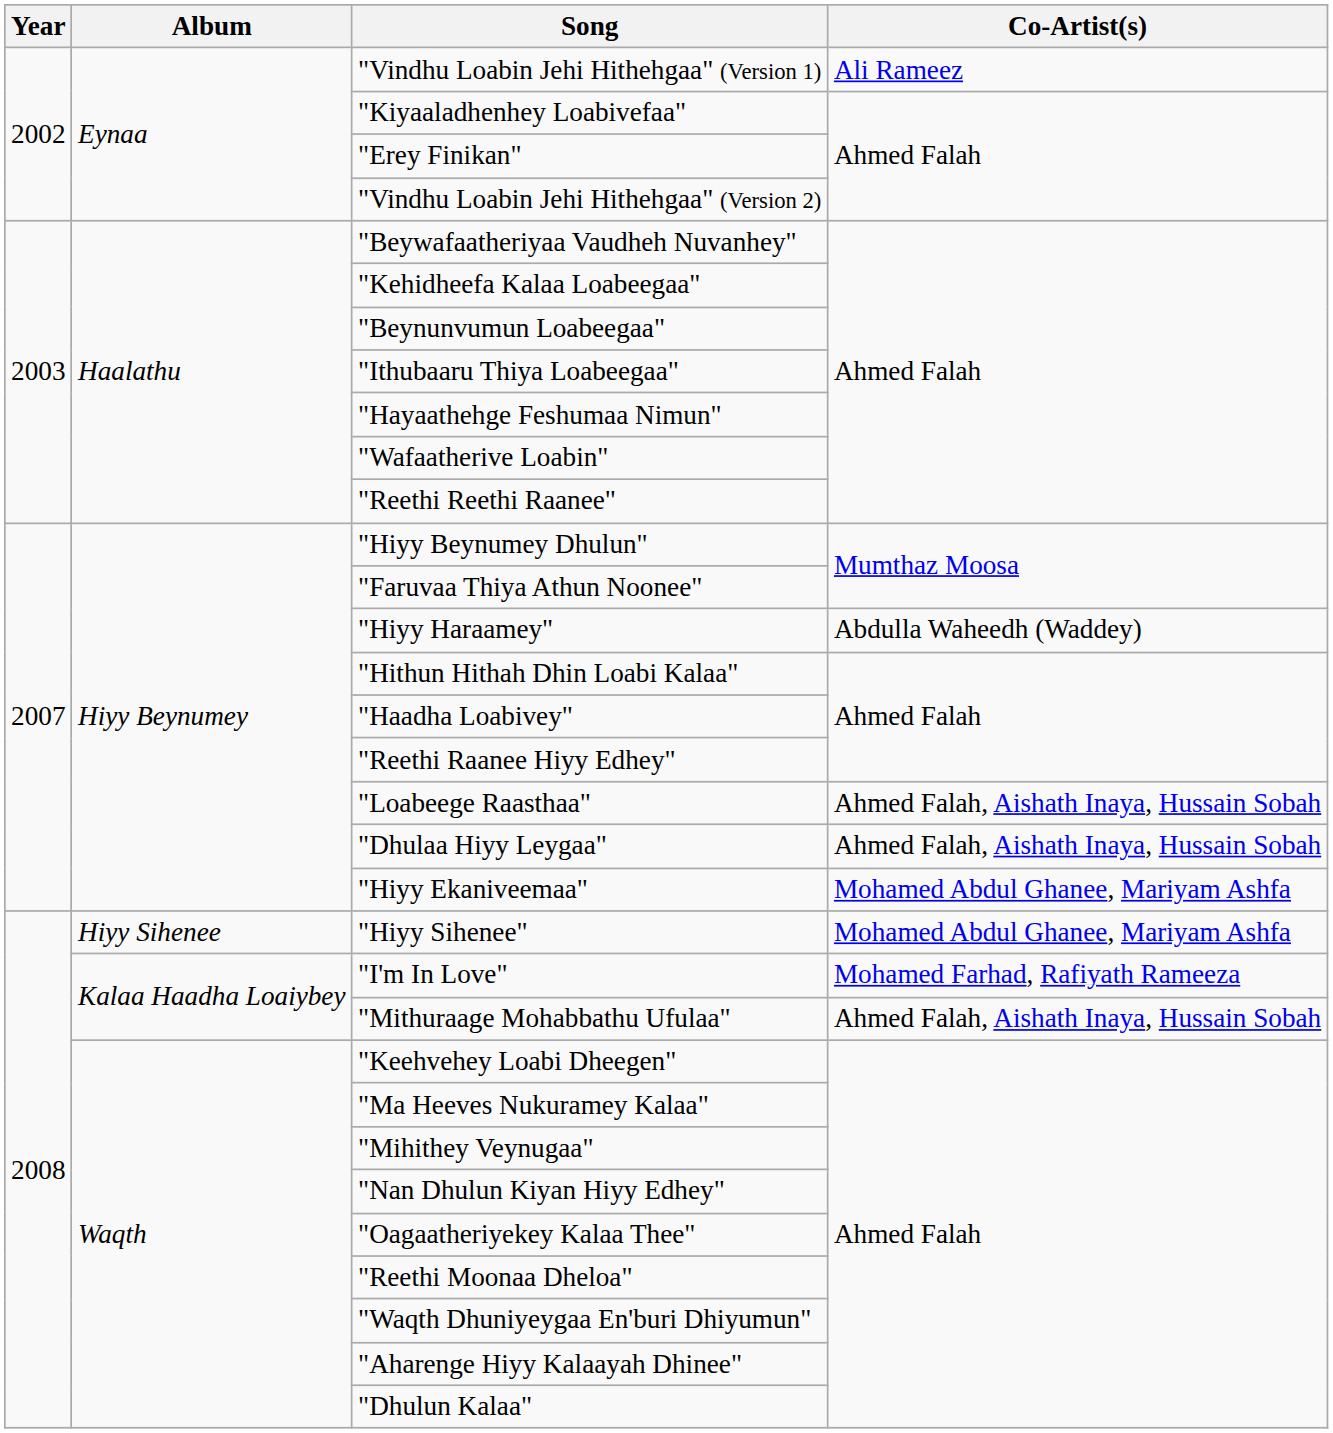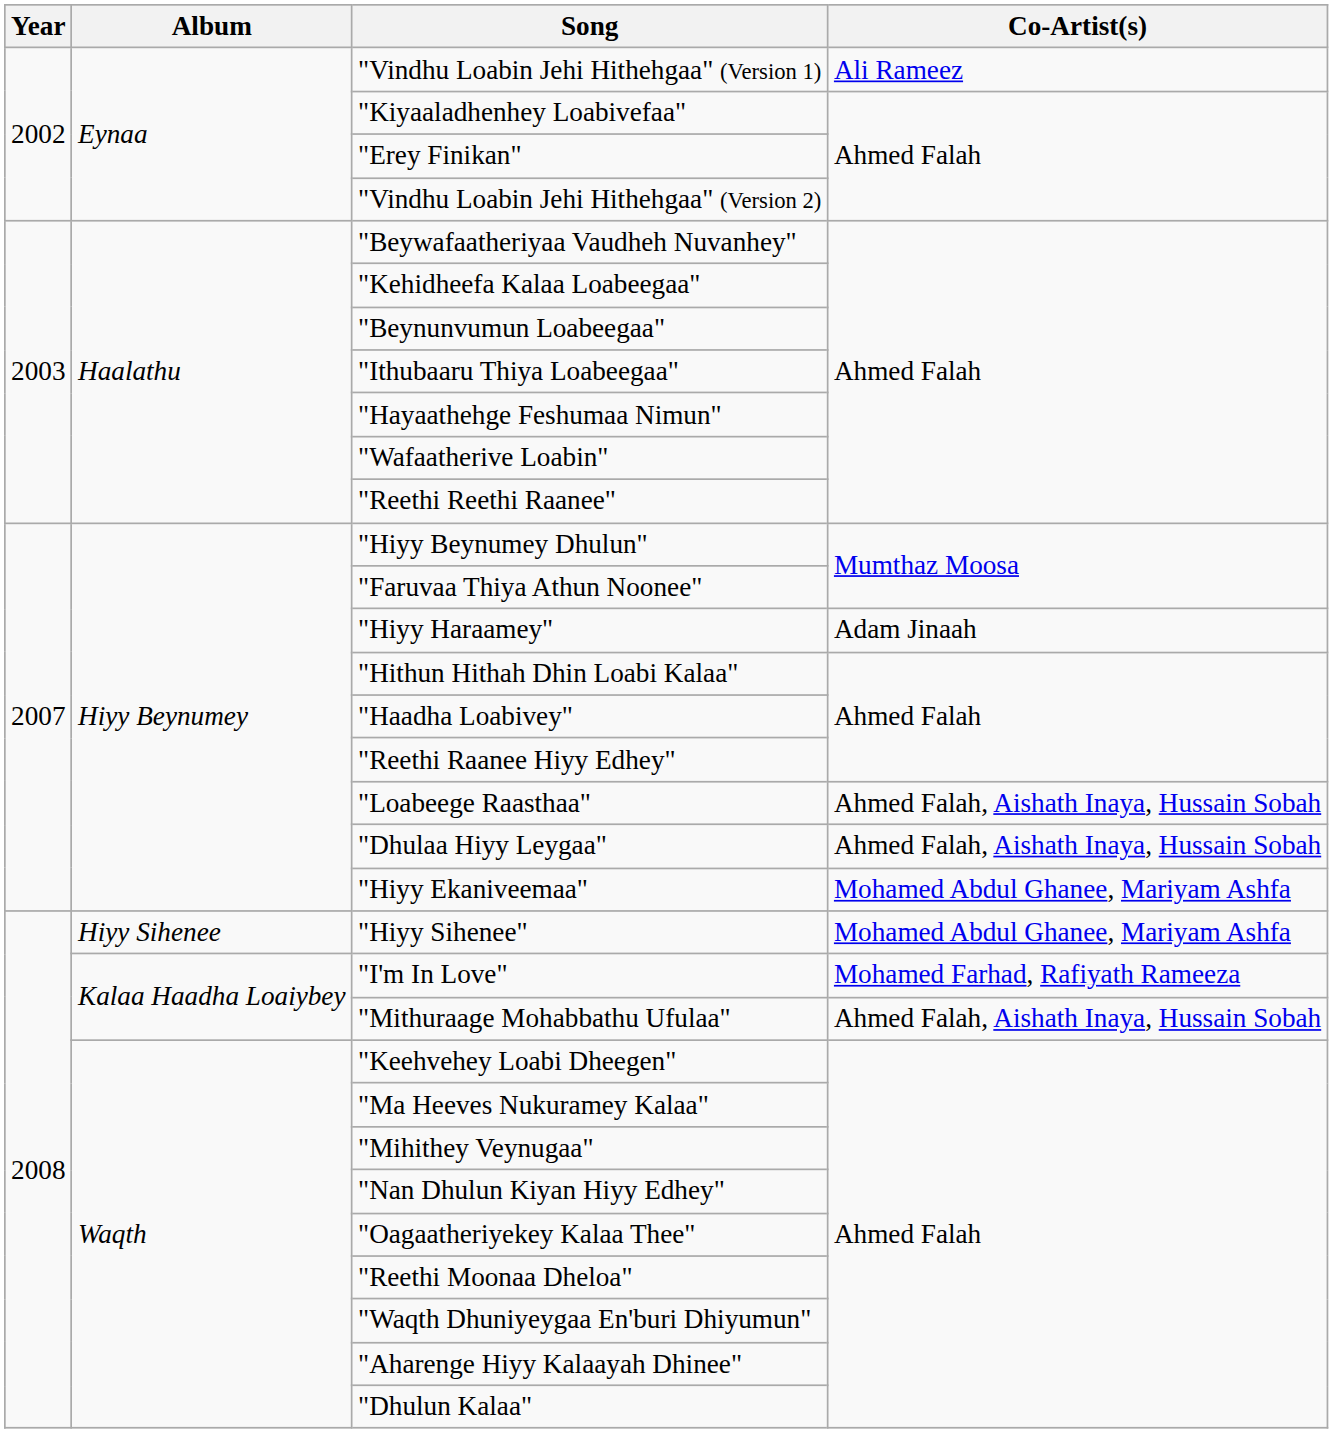(988, 629) Abdulla Waheedh (Waddey) -> (905, 629) Adam Jinaah
